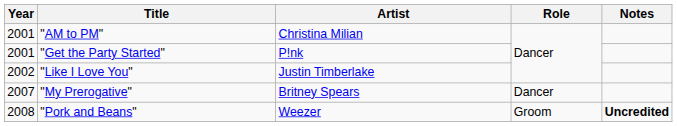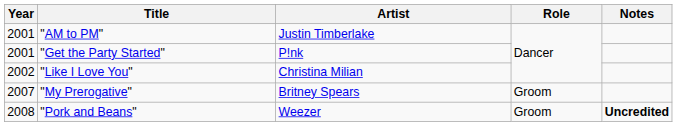(321, 33) Christina Milian -> (327, 33) Justin Timberlake
(327, 72) Justin Timberlake -> (321, 72) Christina Milian
(534, 92) Dancer -> (533, 92) Groom
